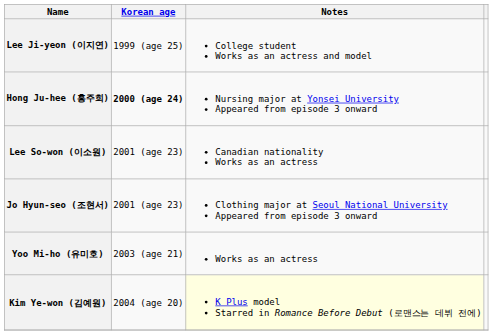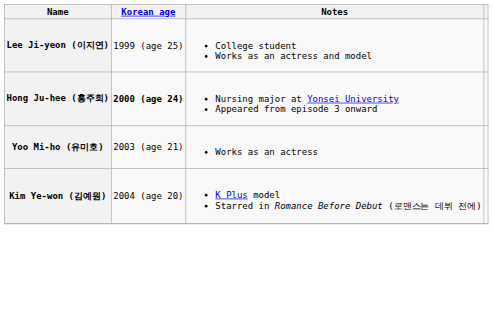- row: (58, 152)
- row: (58, 205)
(335, 308) lightyellow background -> (335, 201) no background
